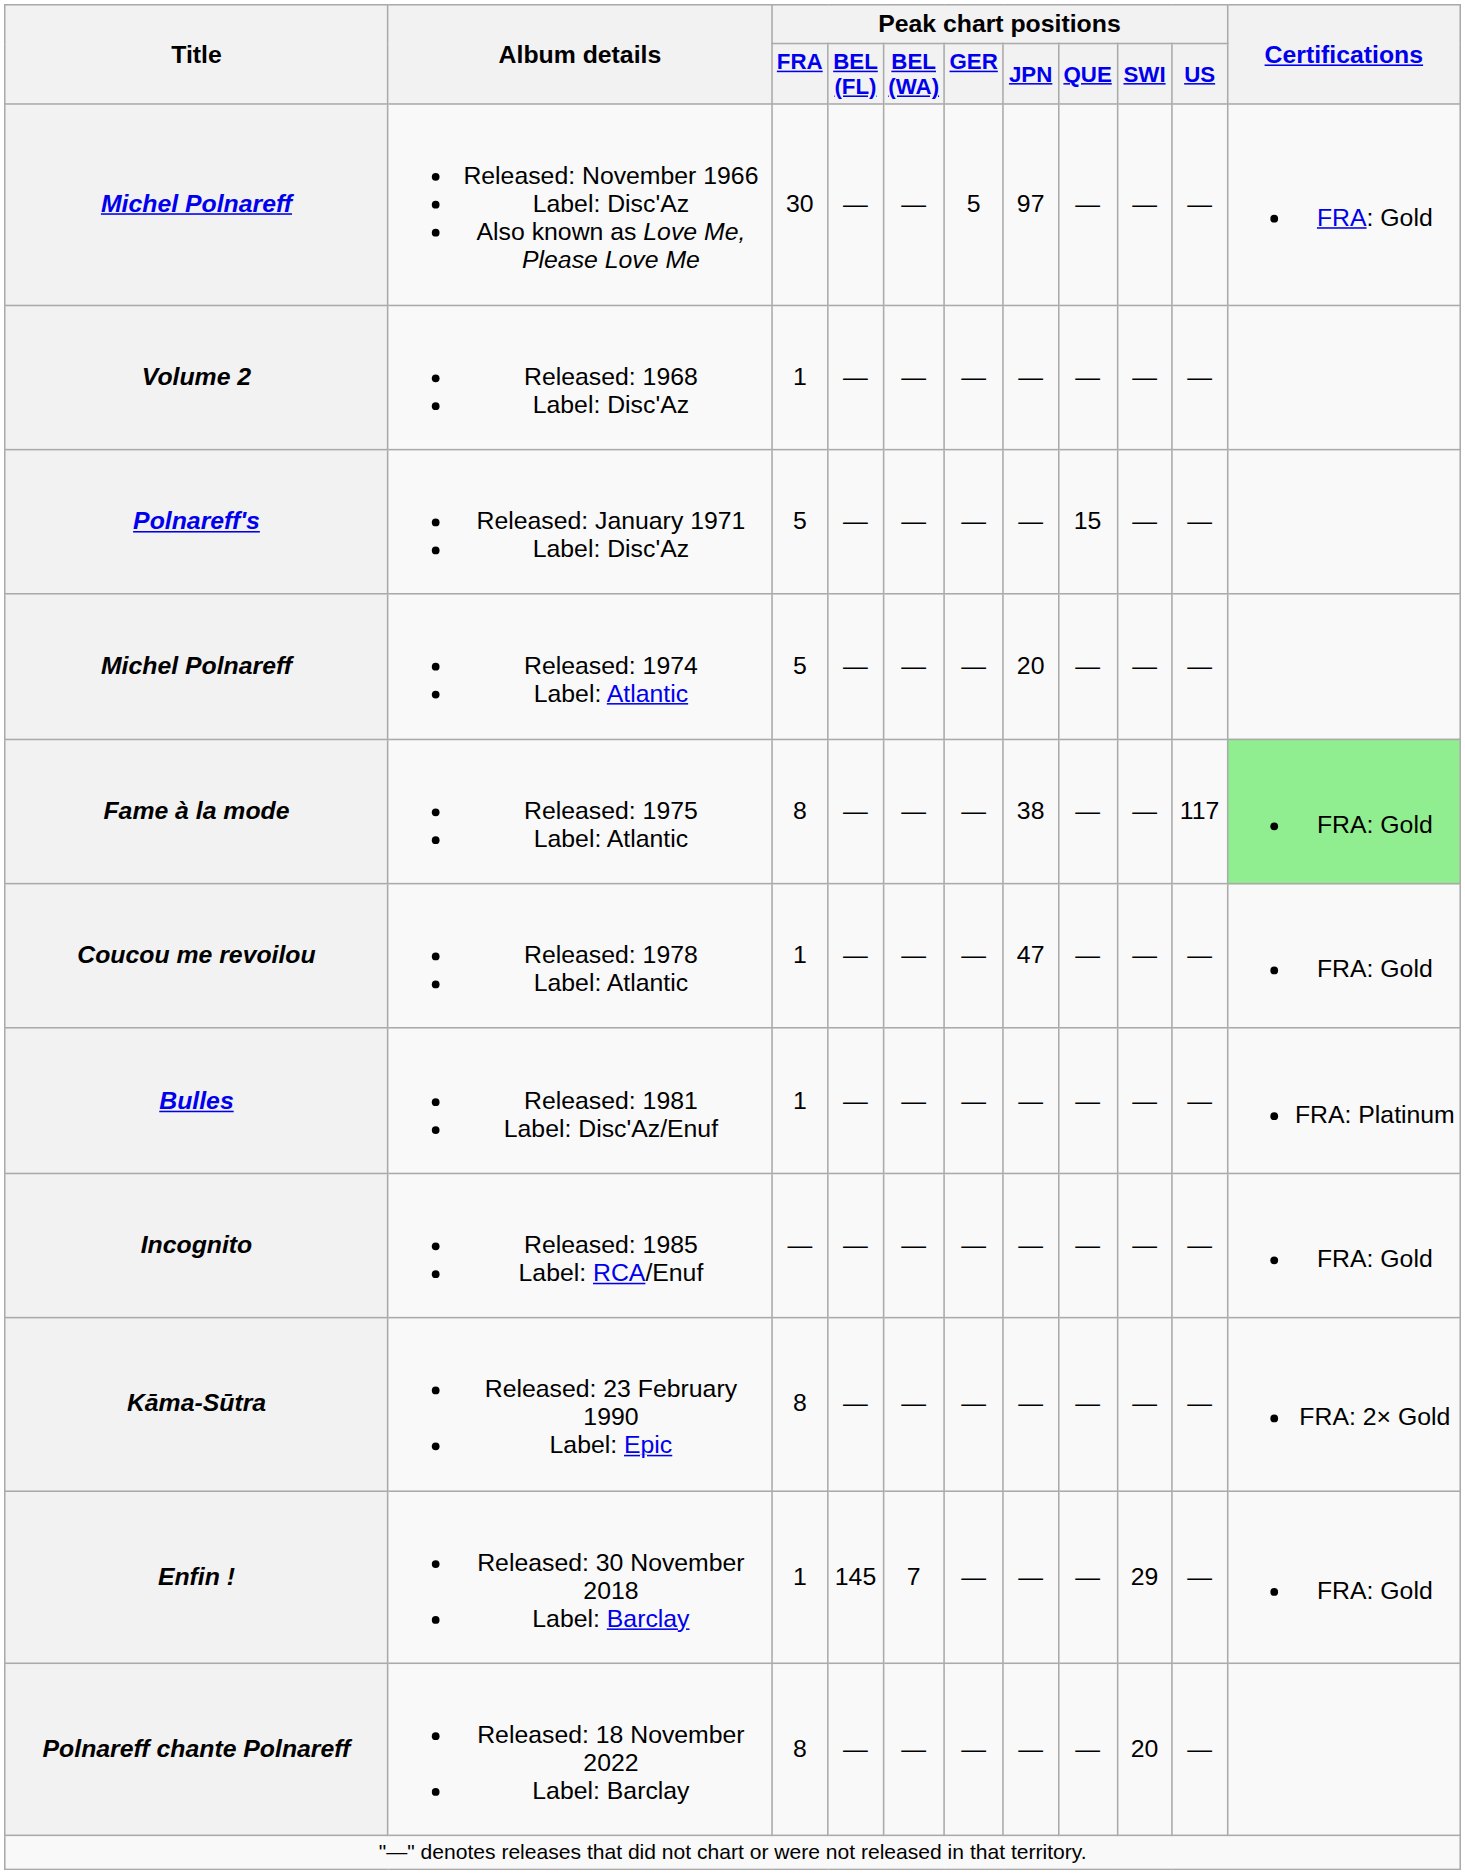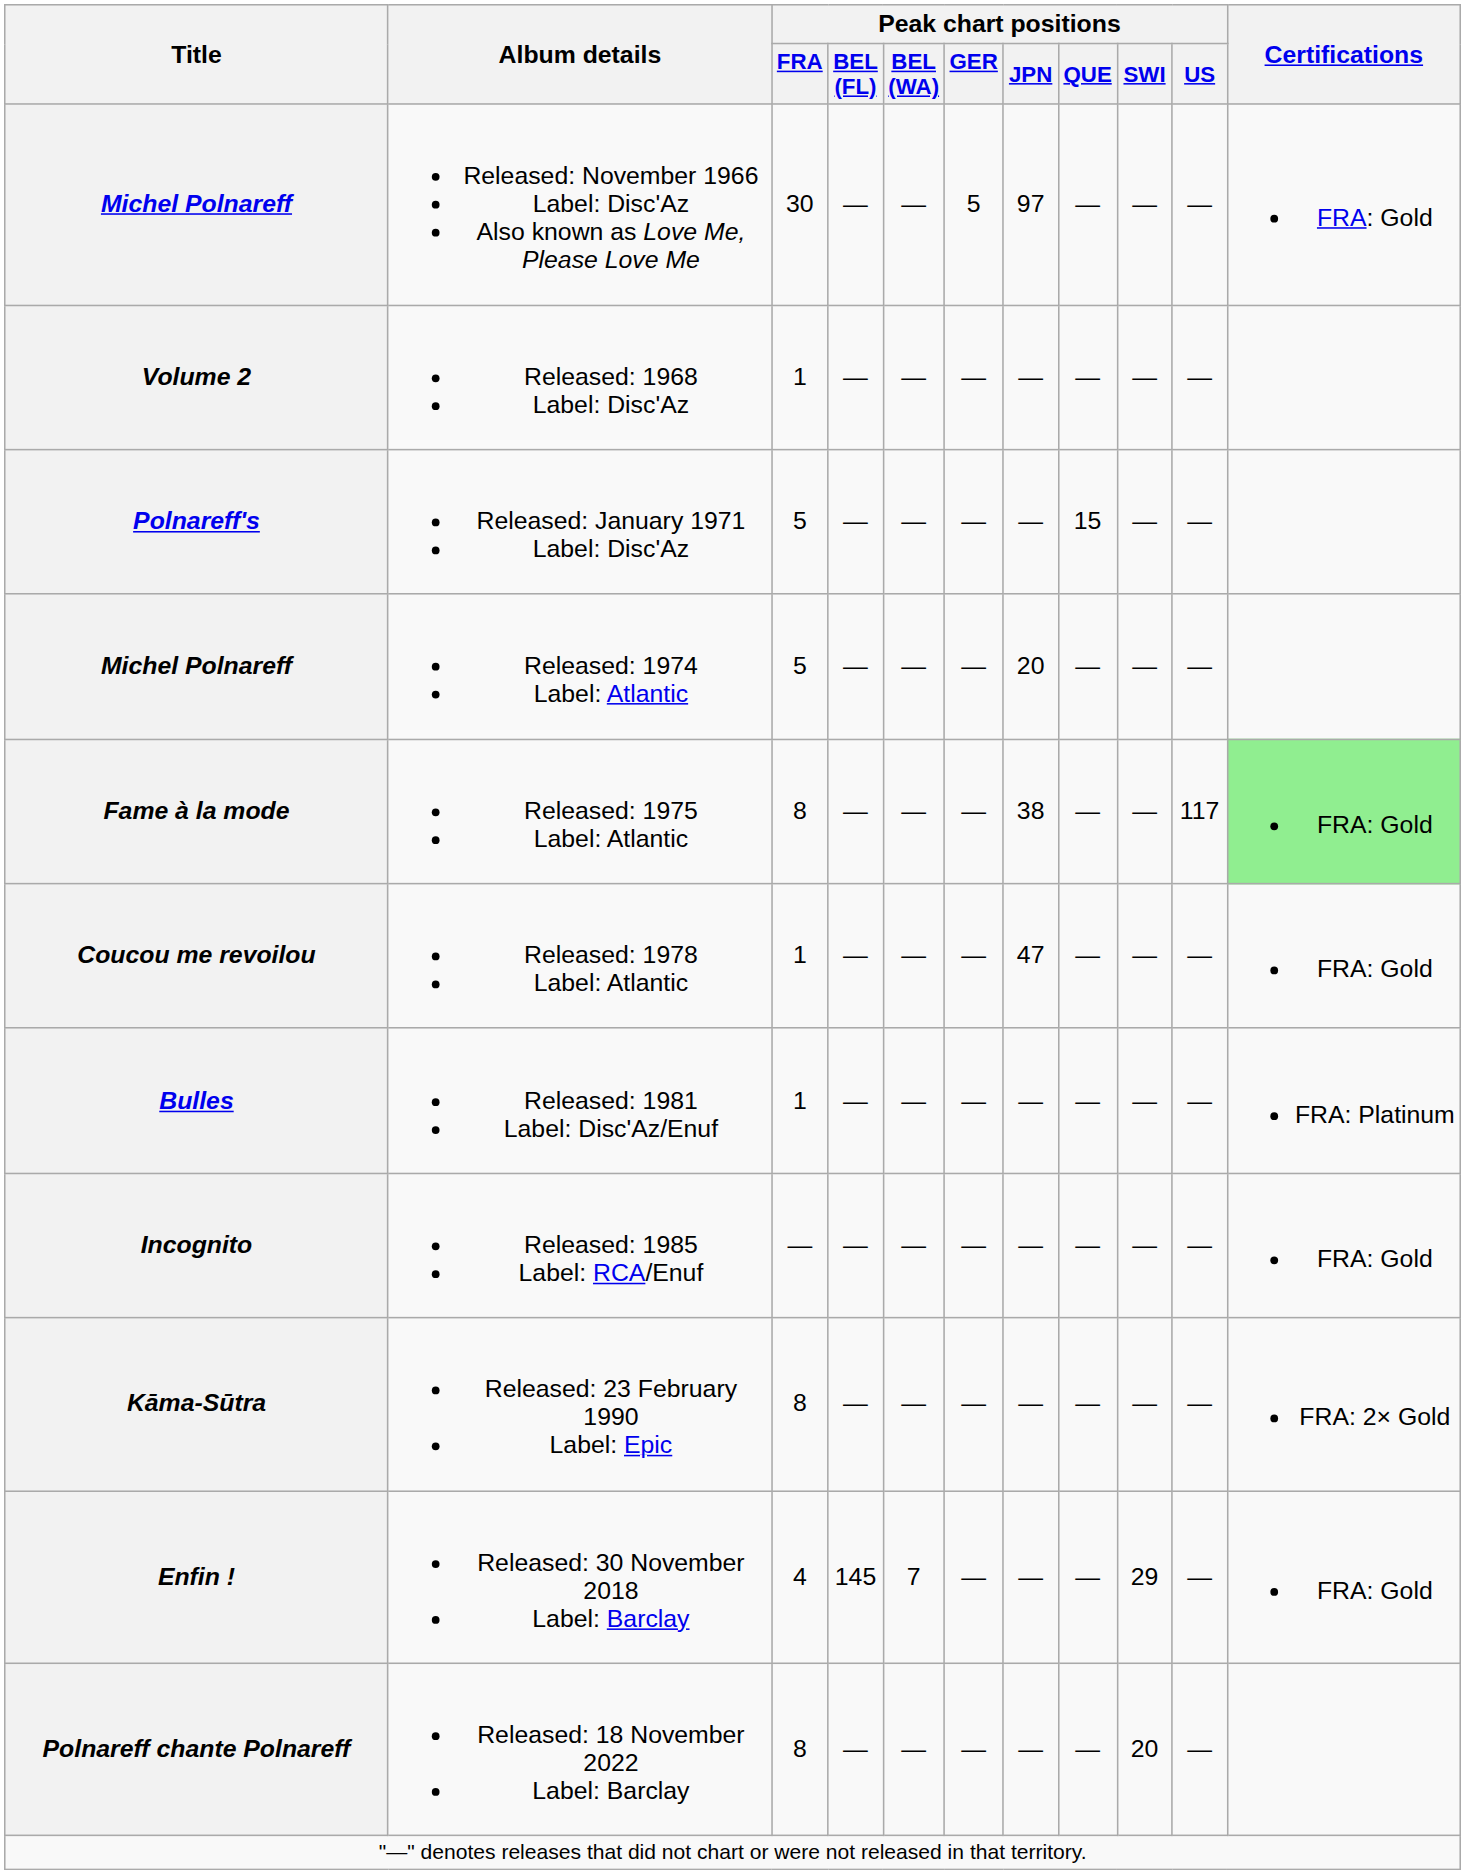(800, 1576) 1 -> (800, 1576) 4
